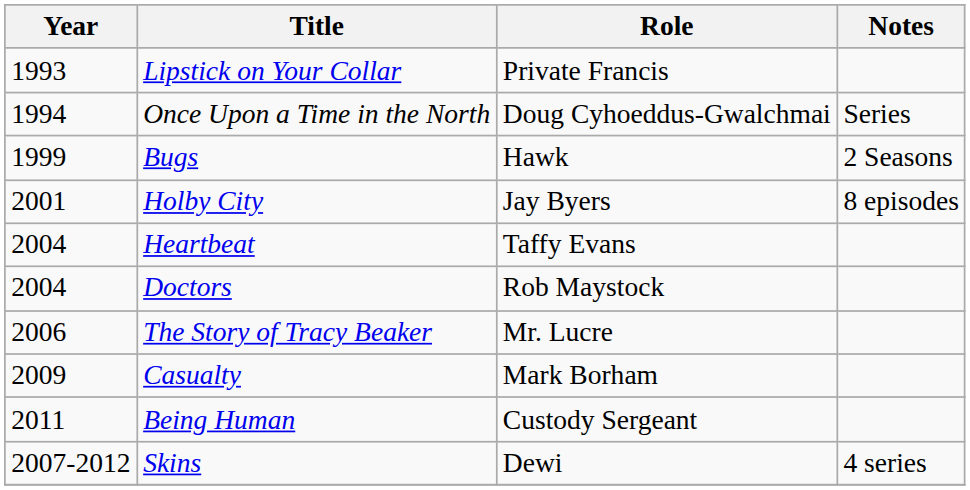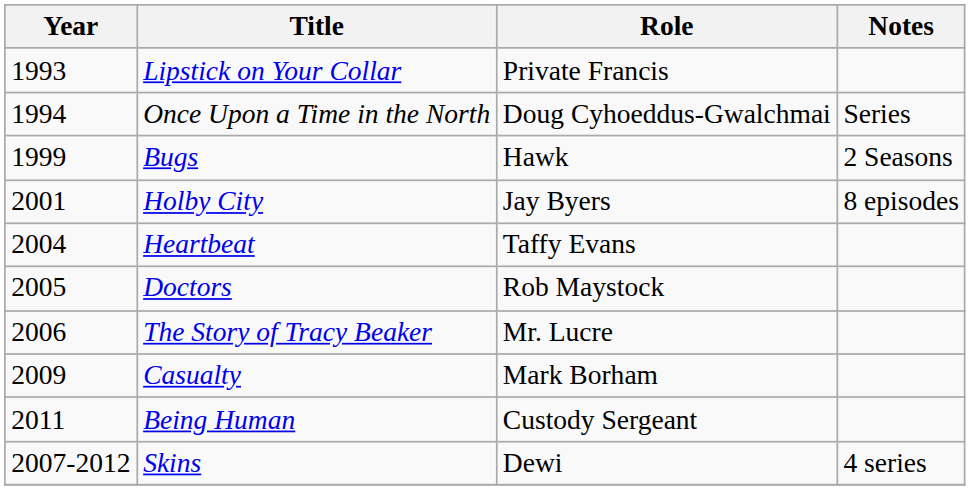(39, 288) 2004 -> (39, 288) 2005
